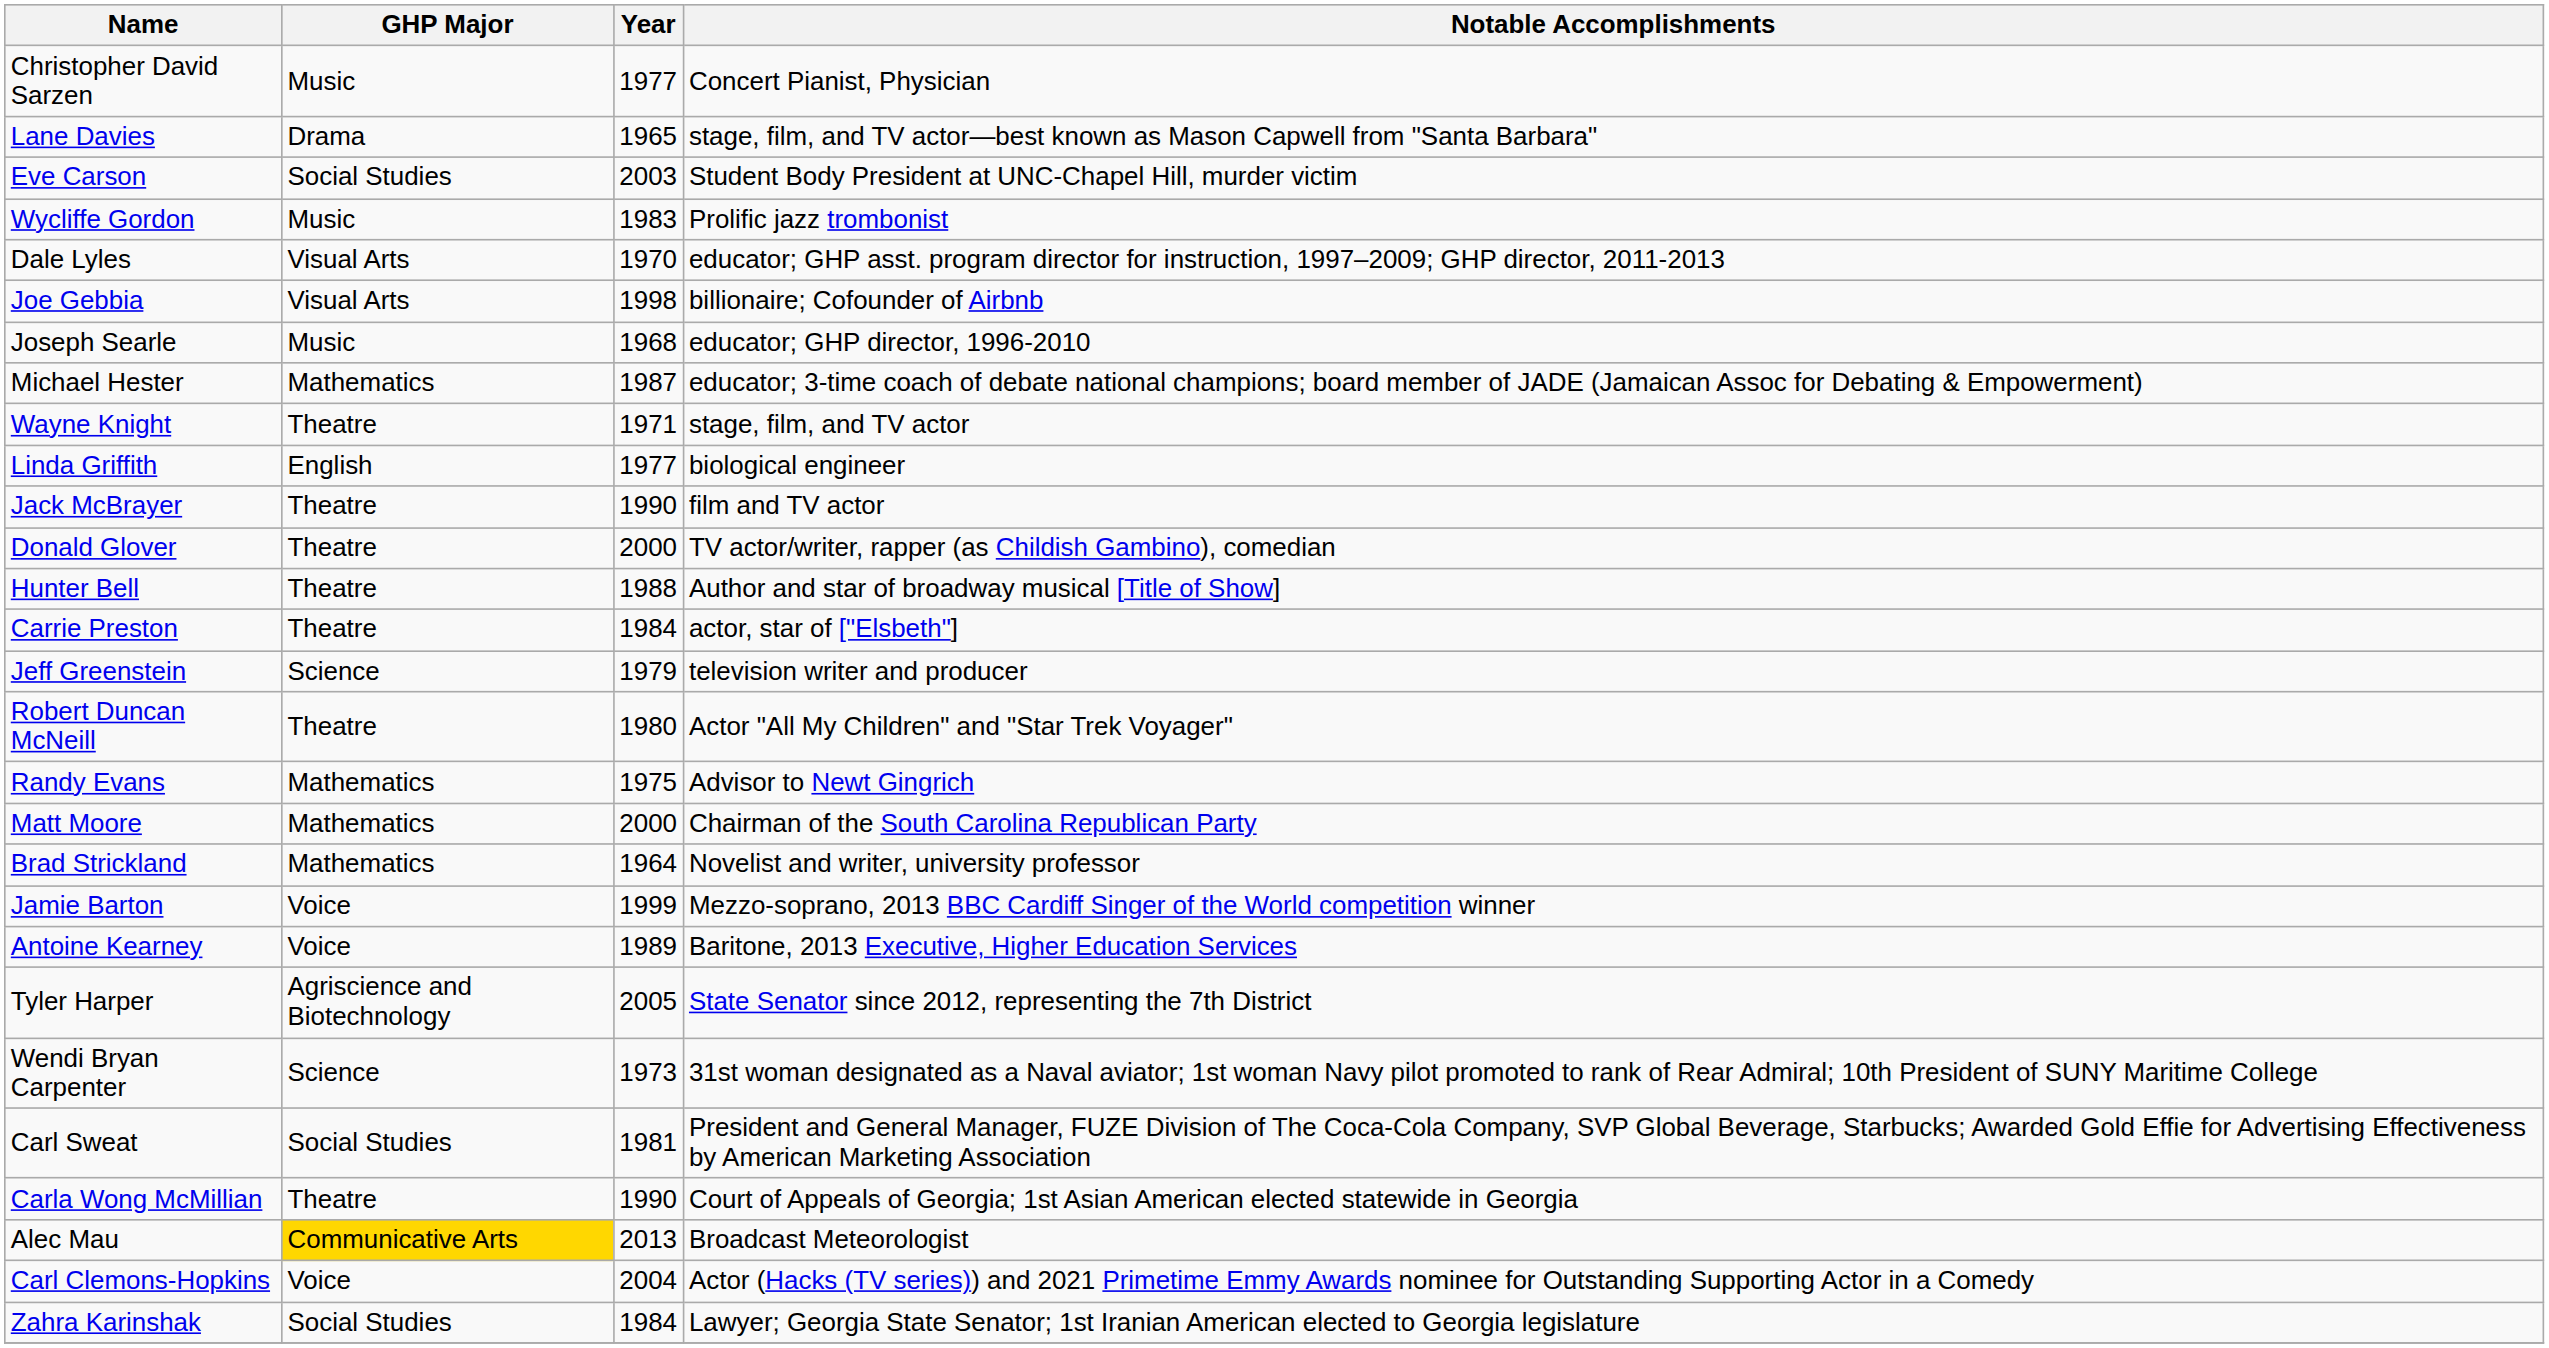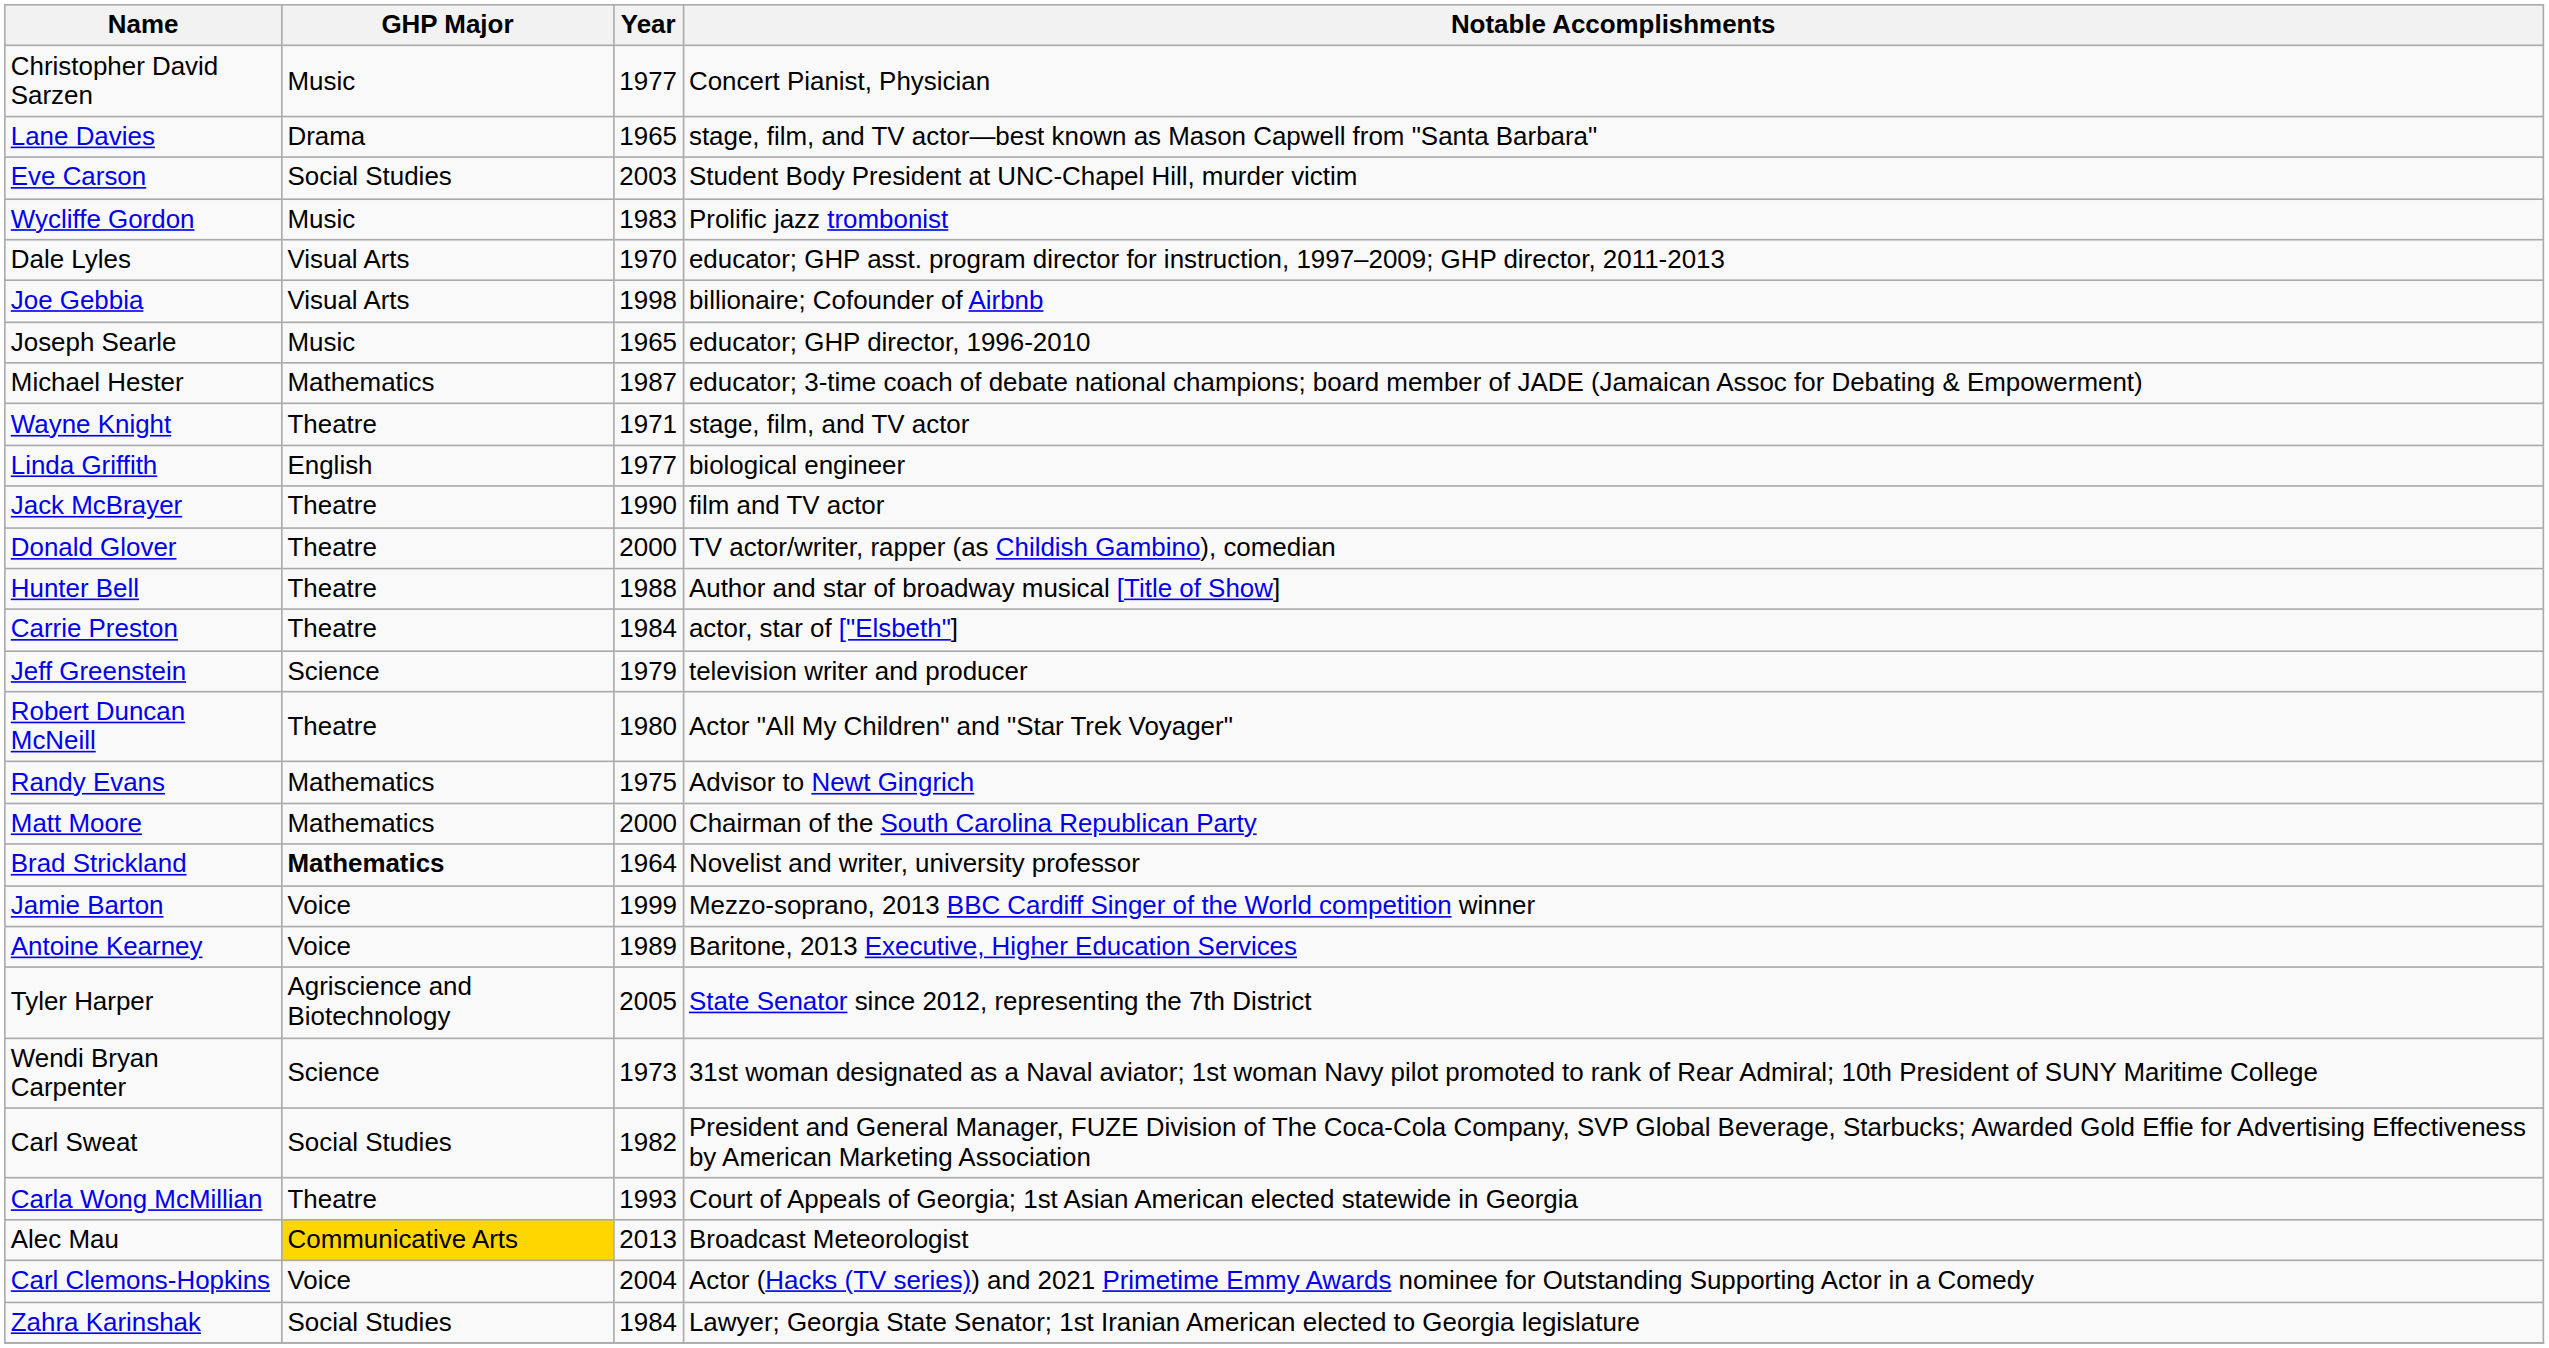(648, 341) 1968 -> (648, 341) 1965
(361, 864) normal -> (366, 864) bold
(648, 1142) 1981 -> (648, 1142) 1982
(648, 1198) 1990 -> (648, 1198) 1993
